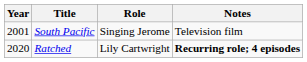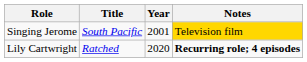columns swapped: (18, 13) <-> (135, 13)
(209, 31) no background -> (209, 31) gold background
